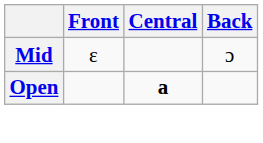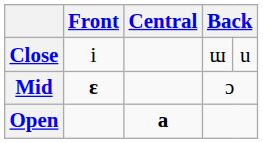+ row: (34, 54)
(93, 54) normal -> (93, 87) bold
